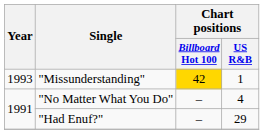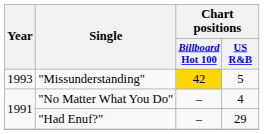(240, 79) 1 -> (240, 79) 5
